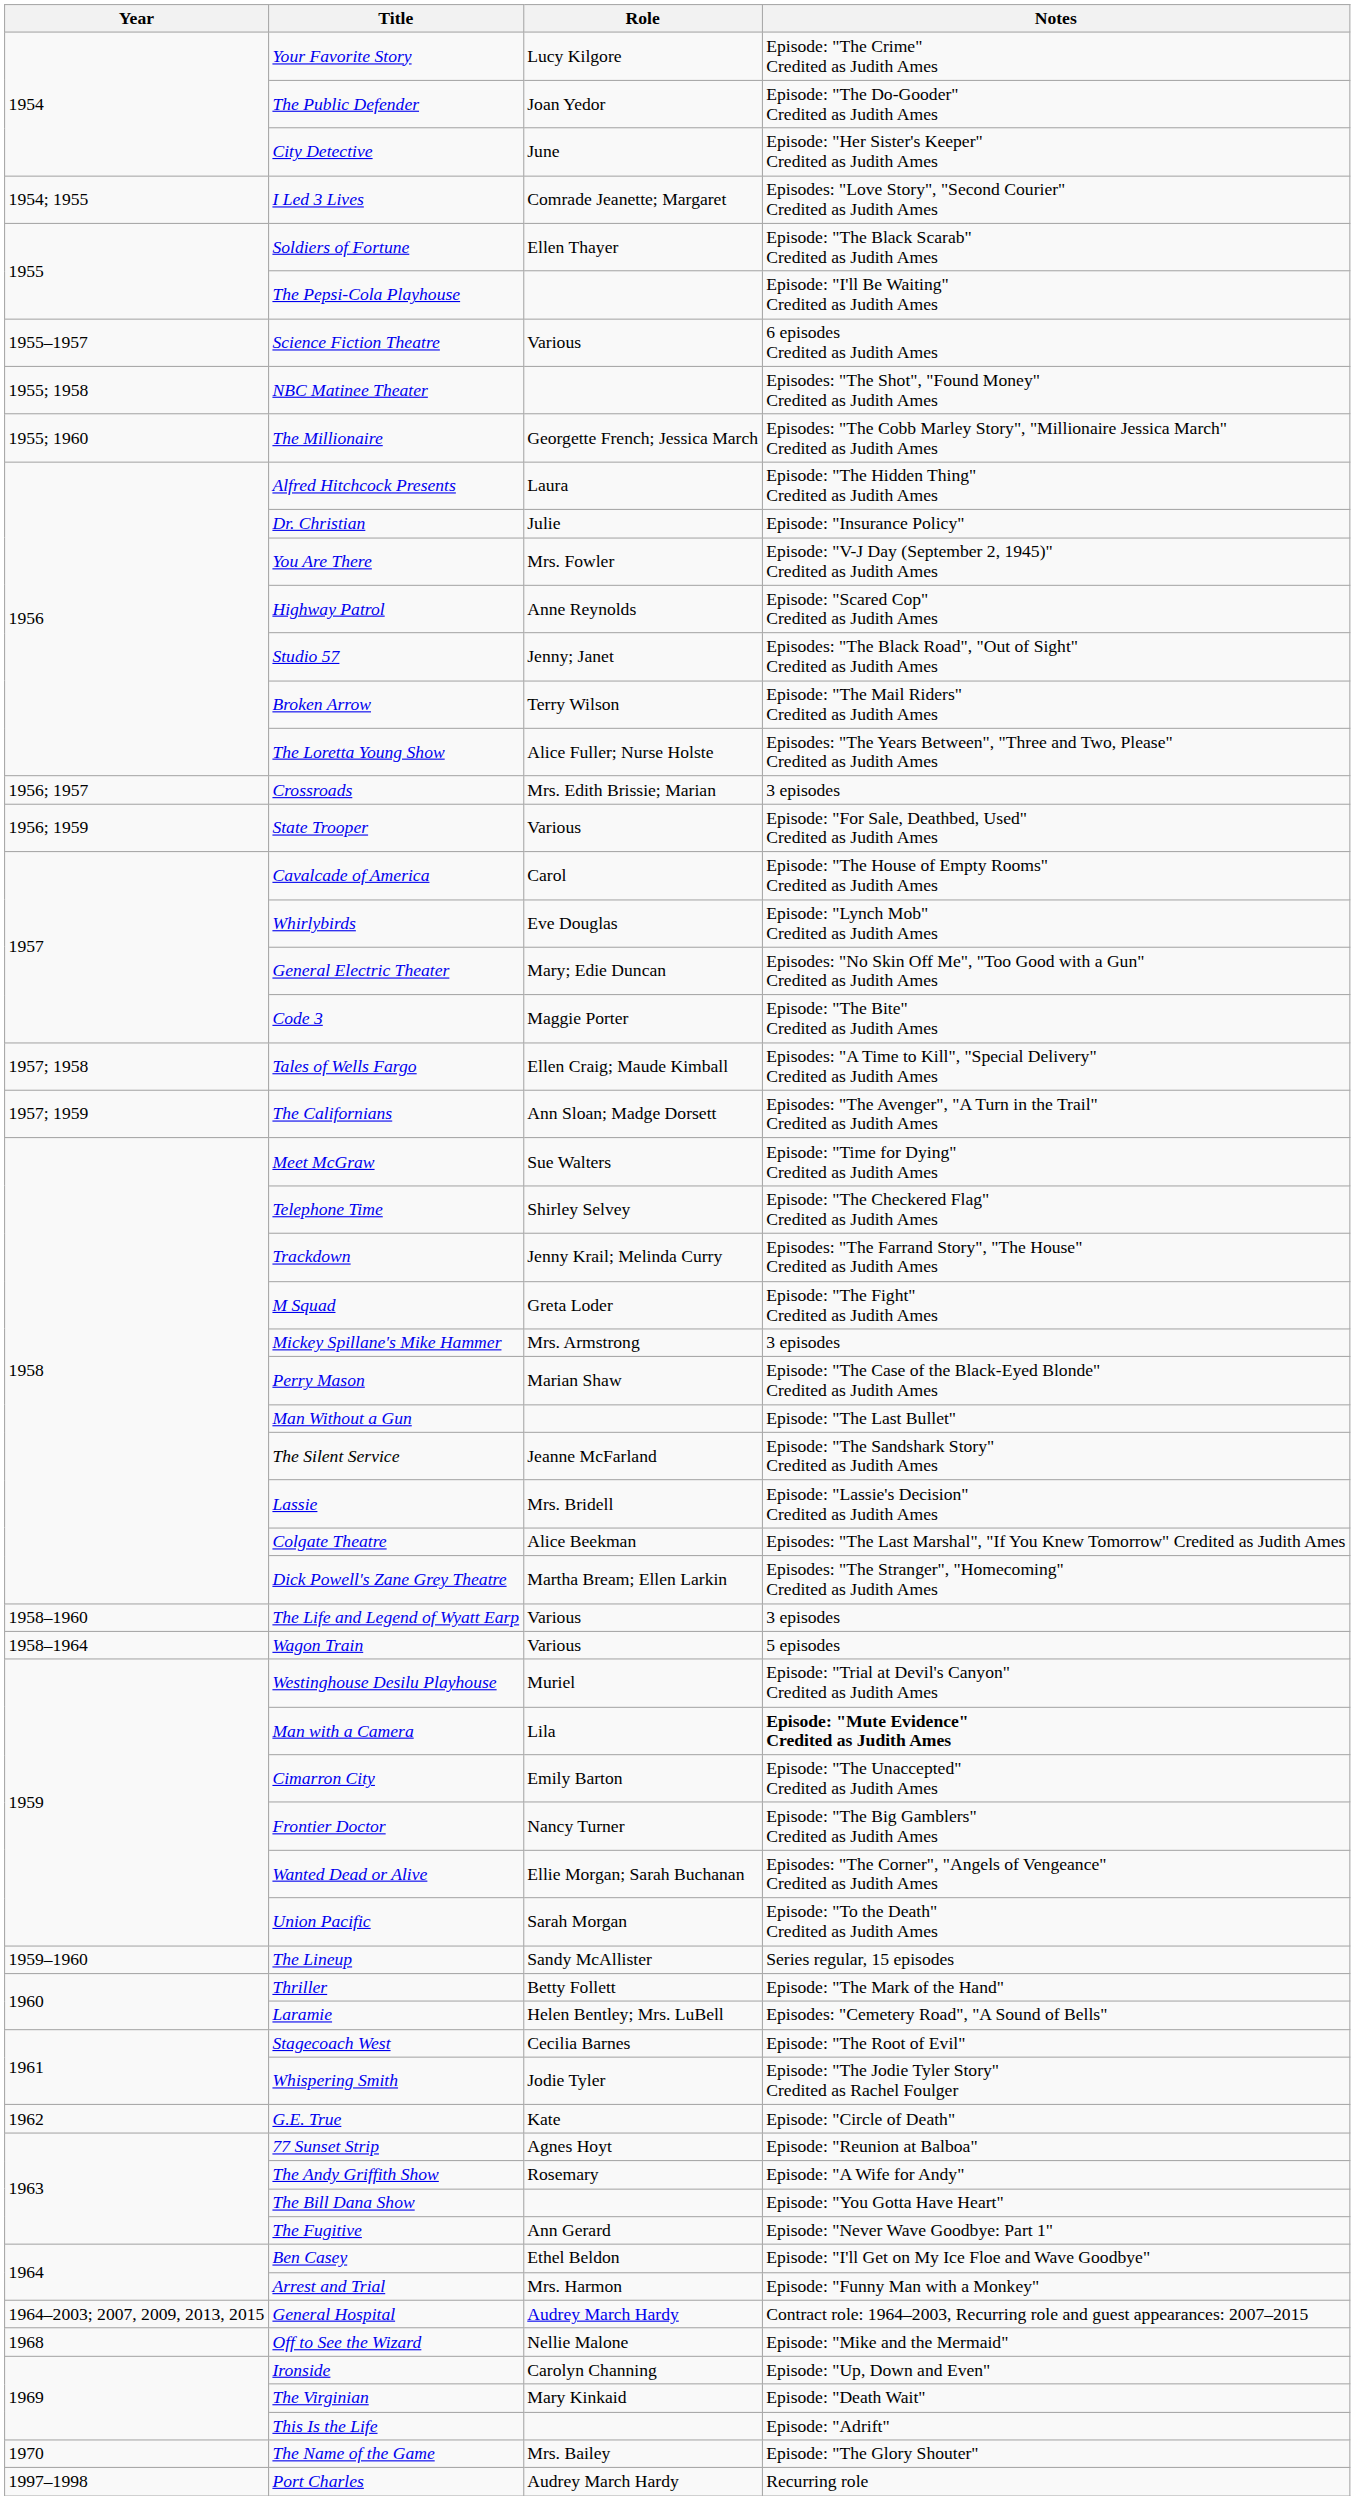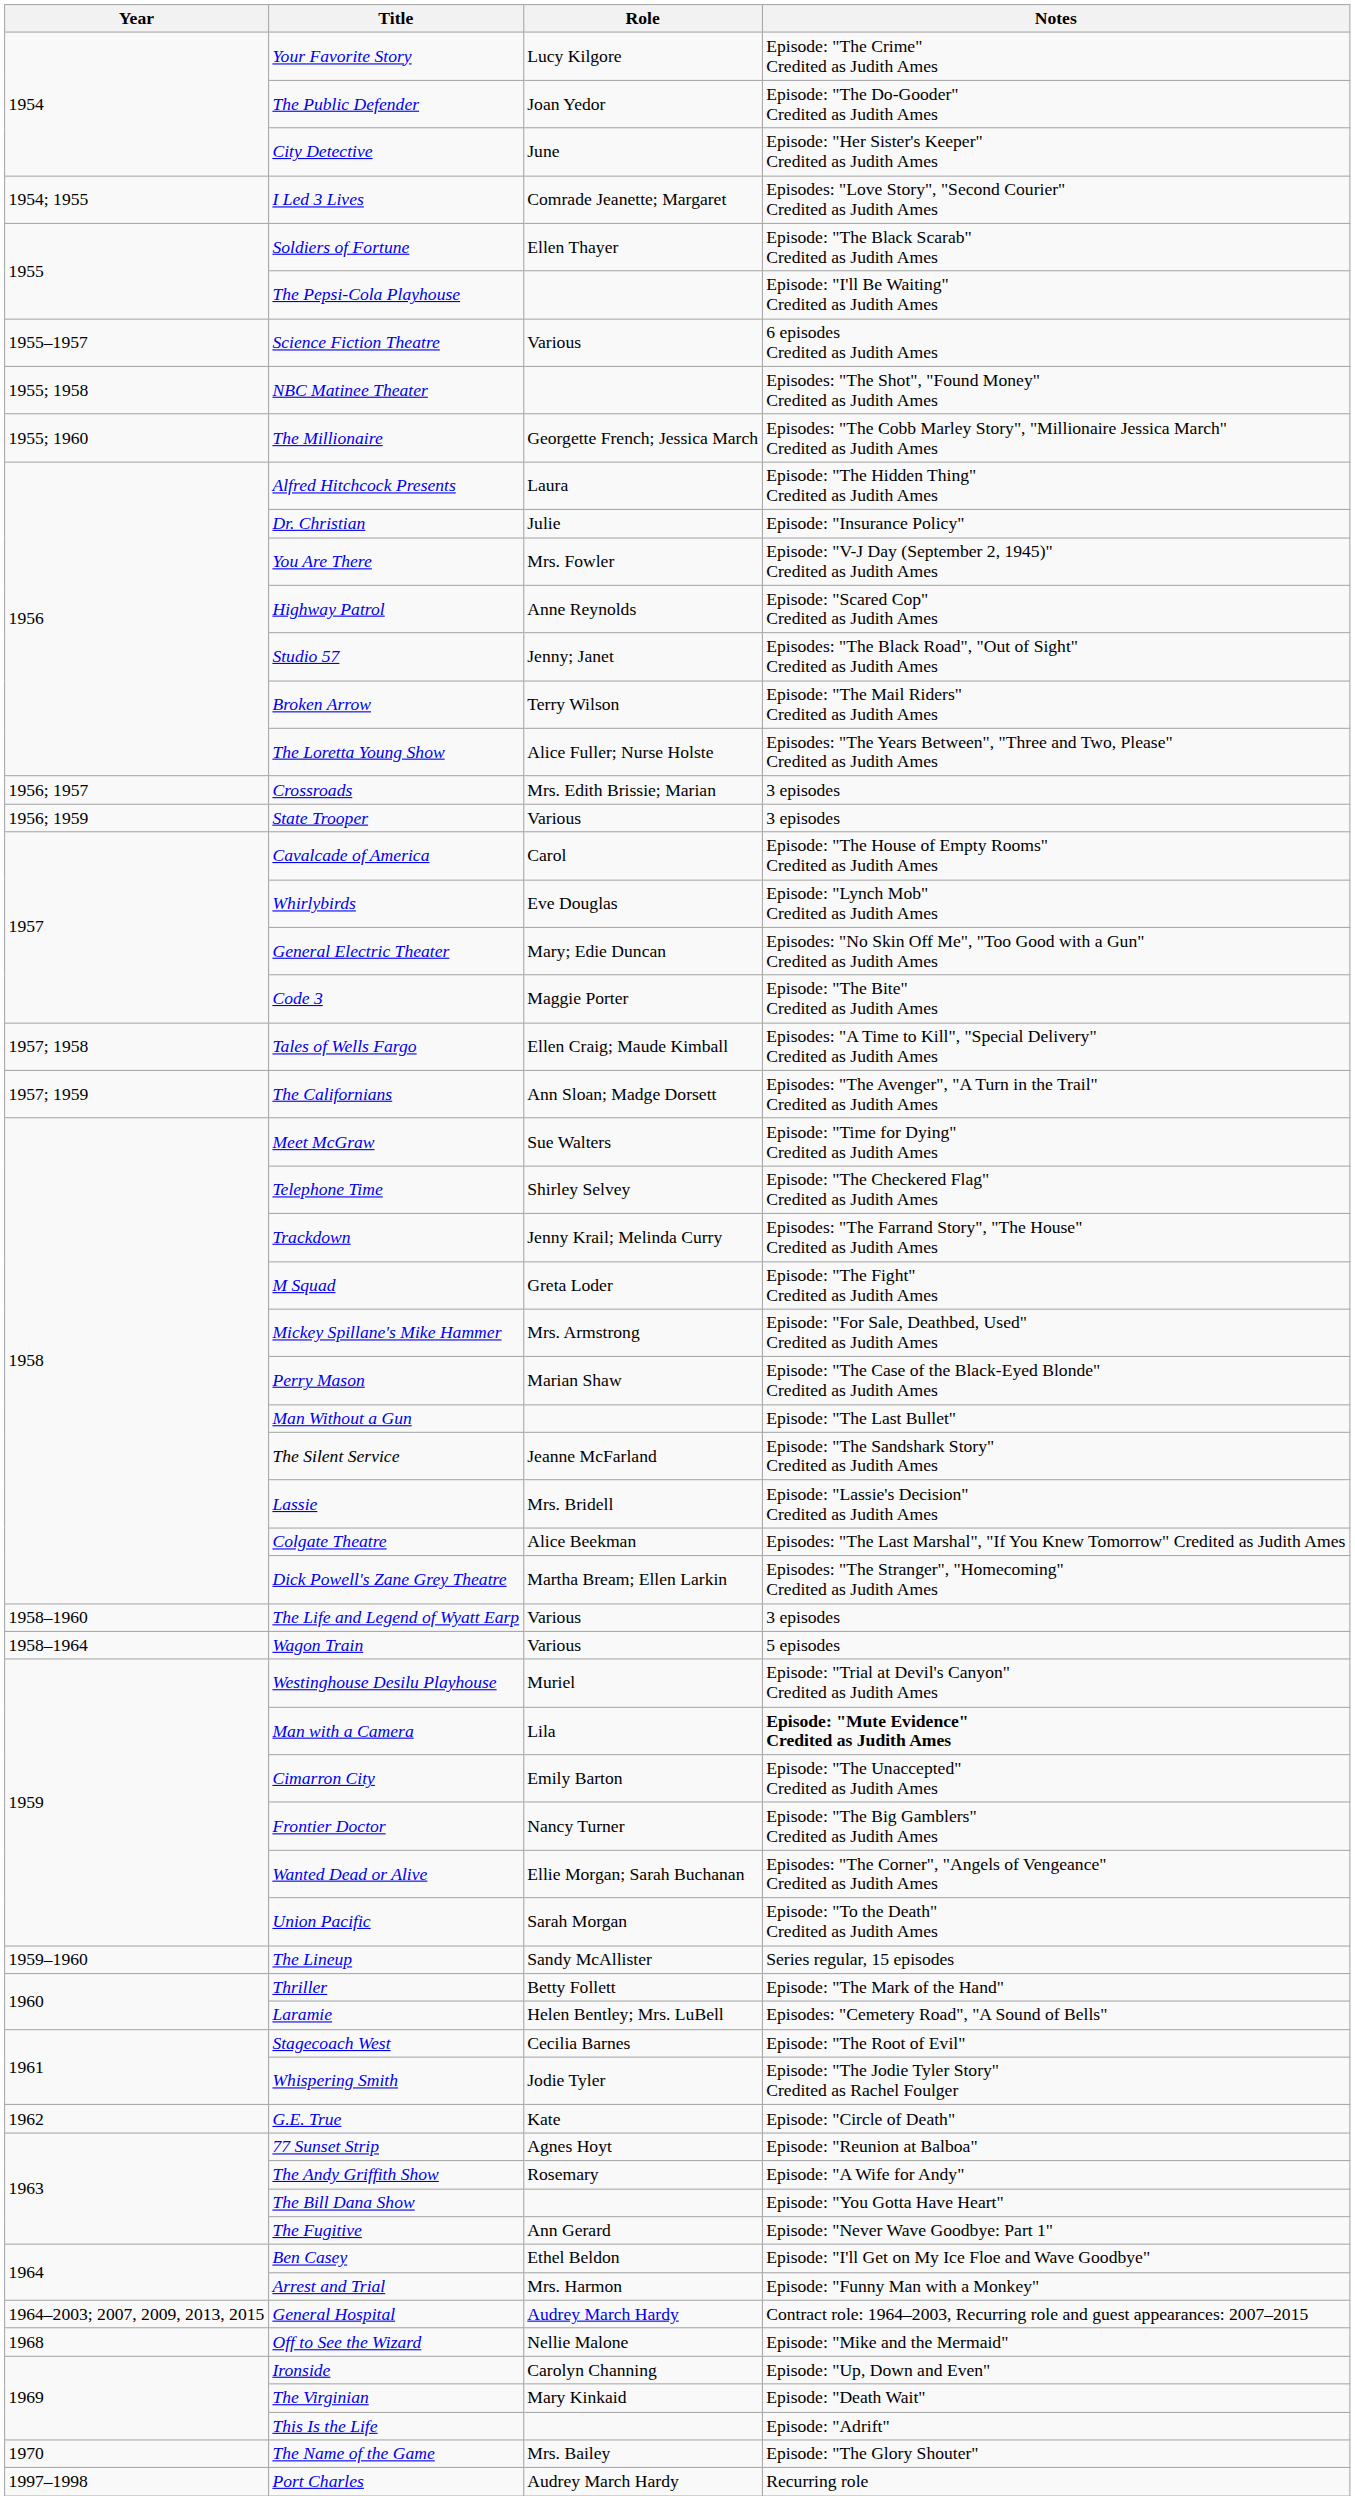(897, 827) Episode: "For Sale, Deathbed, Used" Credited as Judith Ames -> (803, 817) 3 episodes
(803, 1342) 3 episodes -> (897, 1332) Episode: "For Sale, Deathbed, Used" Credited as Judith Ames
